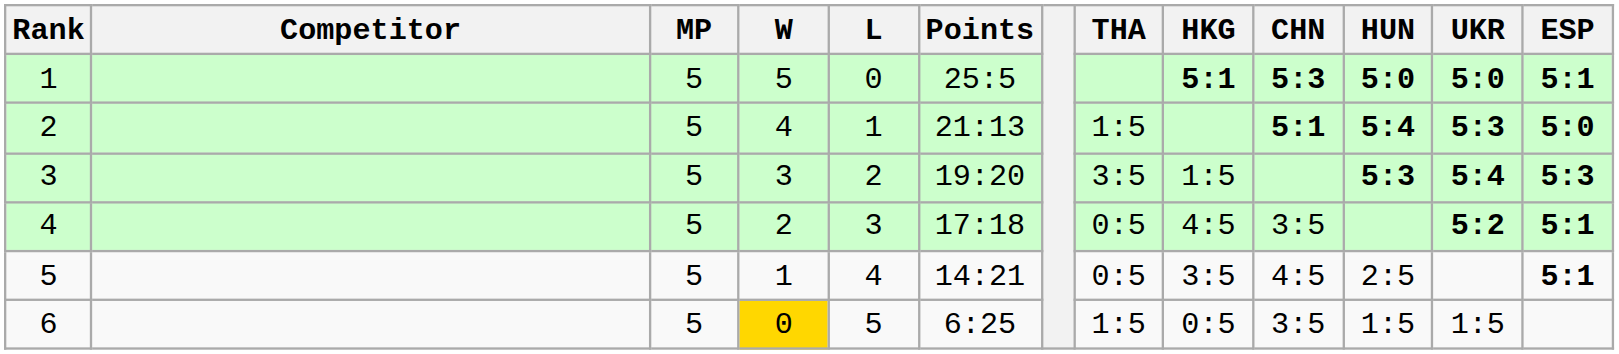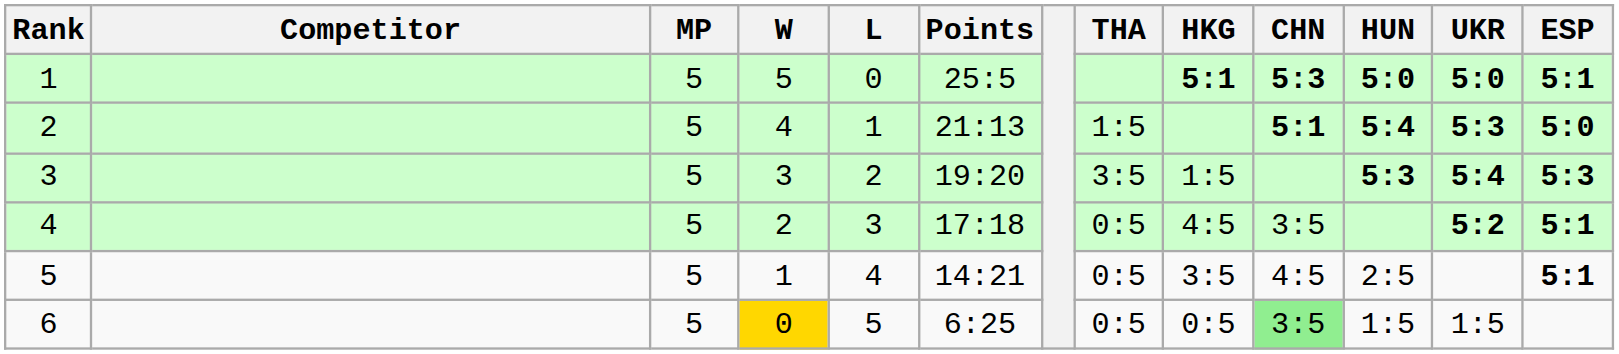(1119, 325) 1:5 -> (1119, 325) 0:5
(1298, 325) no background -> (1298, 325) lightgreen background
